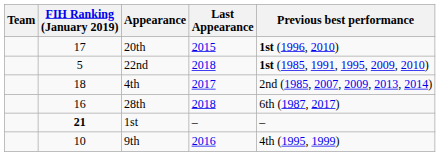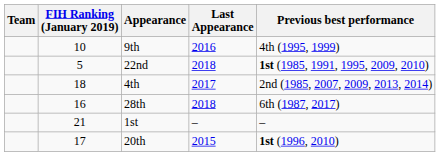rows swapped: (132, 141) <-> (135, 46)
(80, 122) bold -> (80, 122) normal
